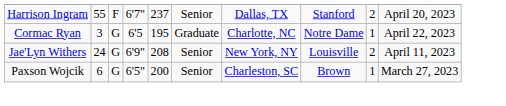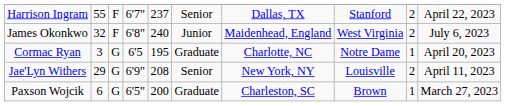(420, 14) April 20, 2023 -> (459, 14) April 22, 2023
+ row: (48, 33)
(420, 33) April 22, 2023 -> (459, 52) April 20, 2023
(100, 52) 24 -> (100, 71) 29
(197, 71) Senior -> (197, 91) Graduate
